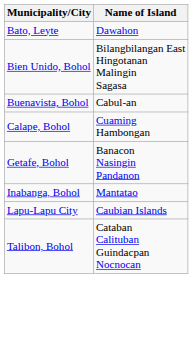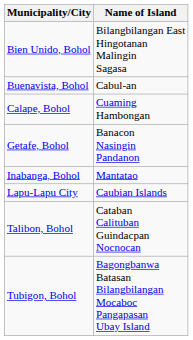- row: (33, 30)
+ row: (42, 296)
